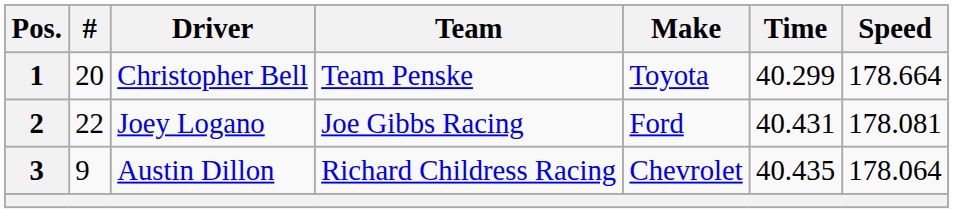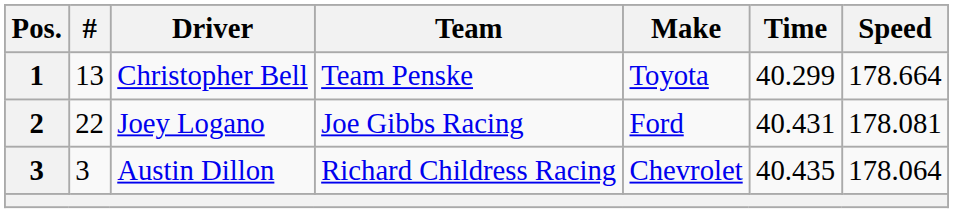(90, 75) 20 -> (90, 75) 13
(82, 170) 9 -> (82, 170) 3
